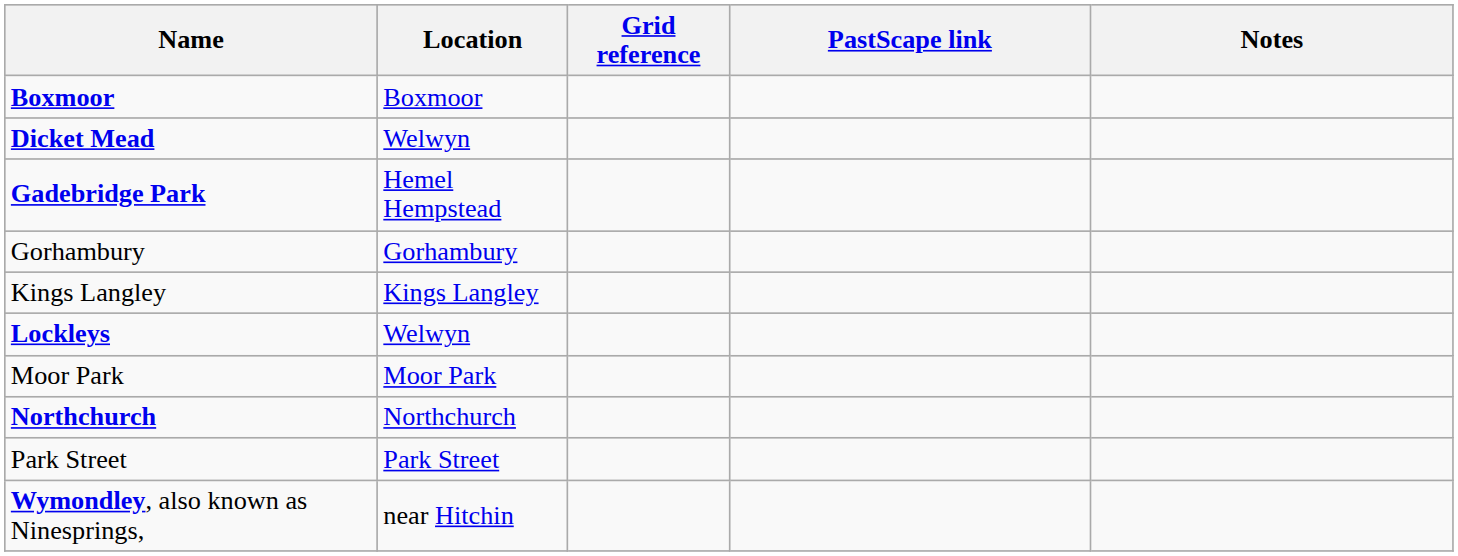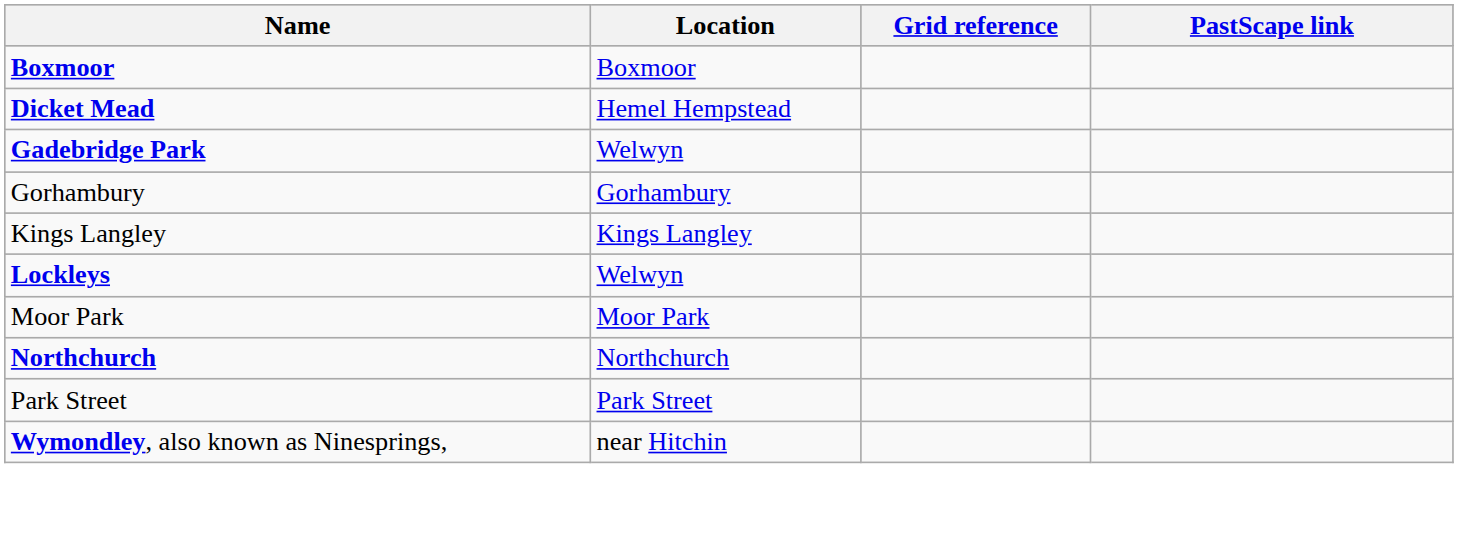- column: (1272, 40)
(427, 138) Welwyn -> (694, 108) Hemel Hempstead
(442, 194) Hemel Hempstead -> (640, 150) Welwyn
